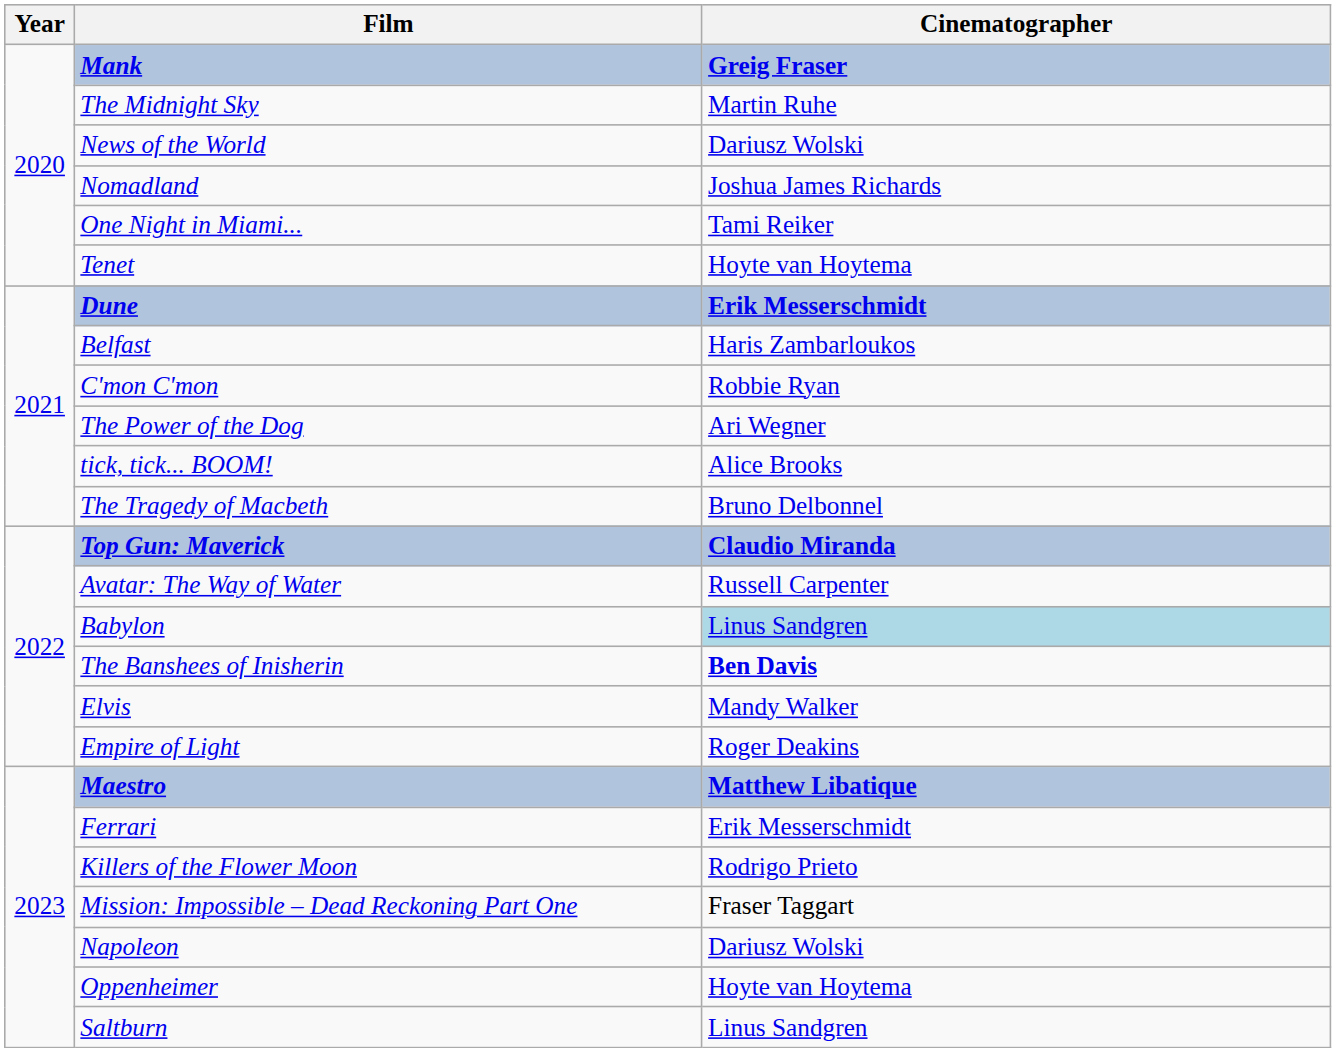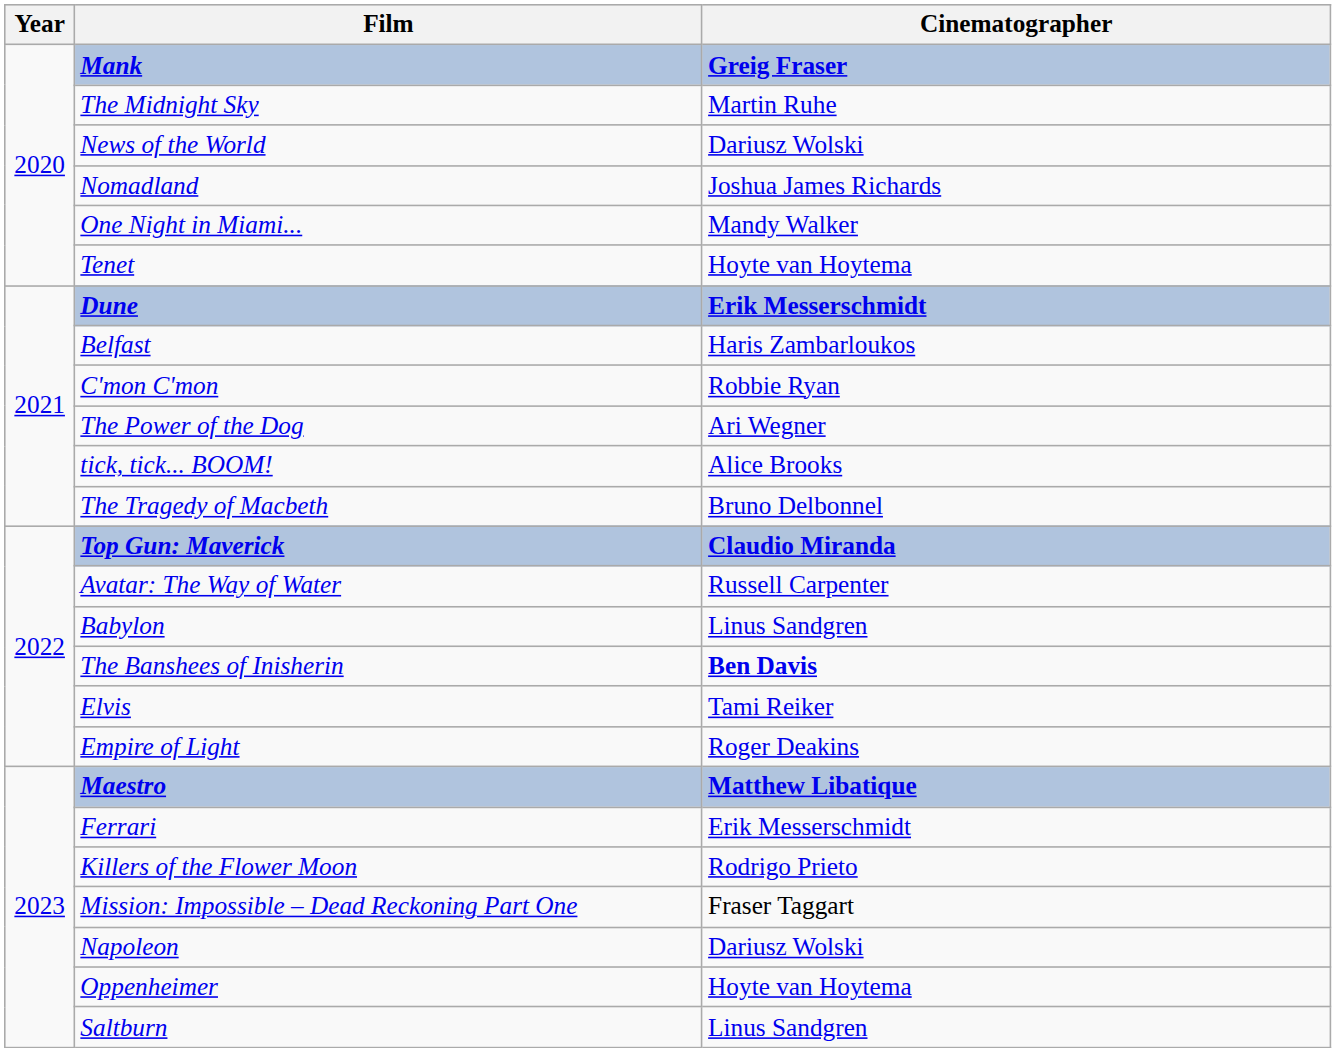(771, 225) Tami Reiker -> (783, 225) Mandy Walker
(788, 625) lightblue background -> (788, 625) no background
(783, 706) Mandy Walker -> (771, 706) Tami Reiker
